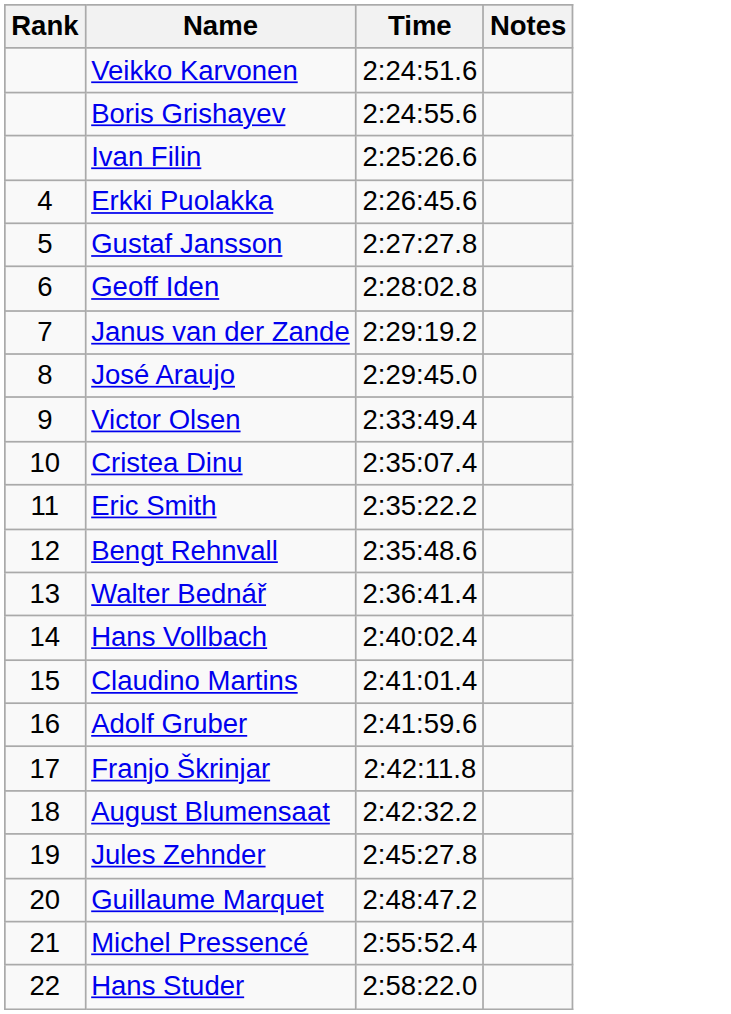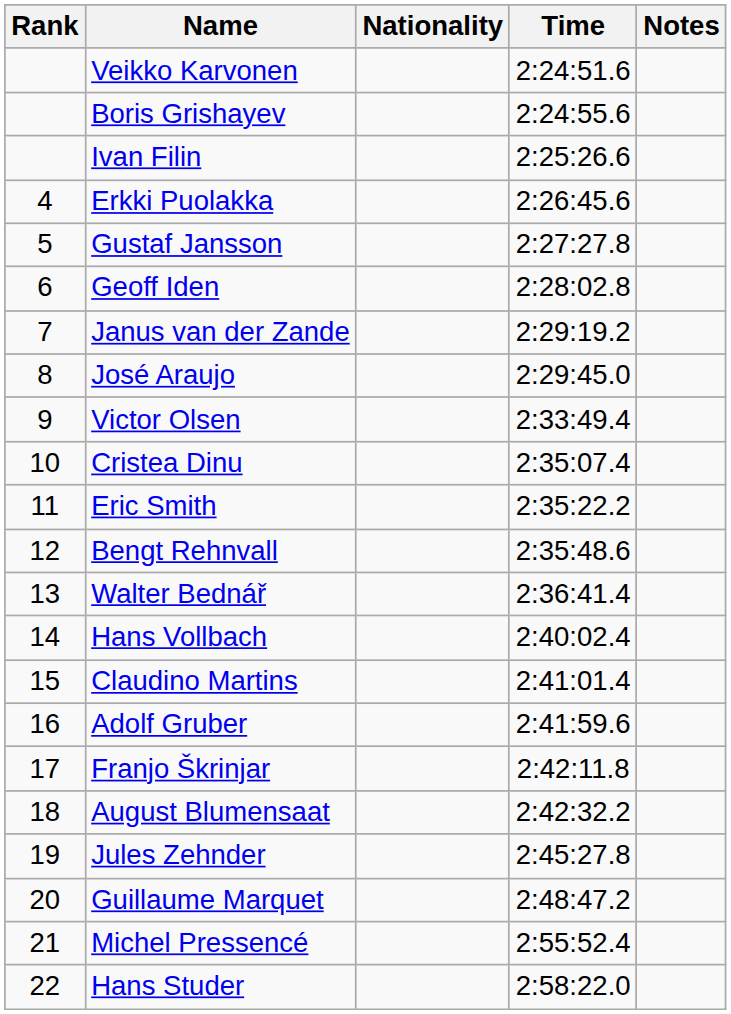+ column: (433, 26)
